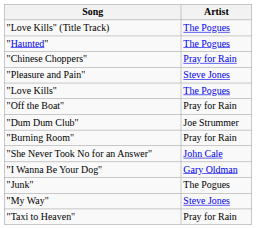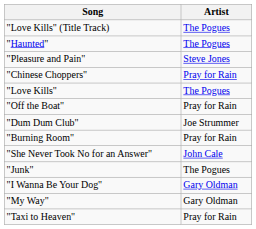rows swapped: (46, 75) <-> (47, 59)
rows swapped: (20, 185) <-> (54, 169)
(207, 201) Steve Jones -> (210, 201) Gary Oldman
